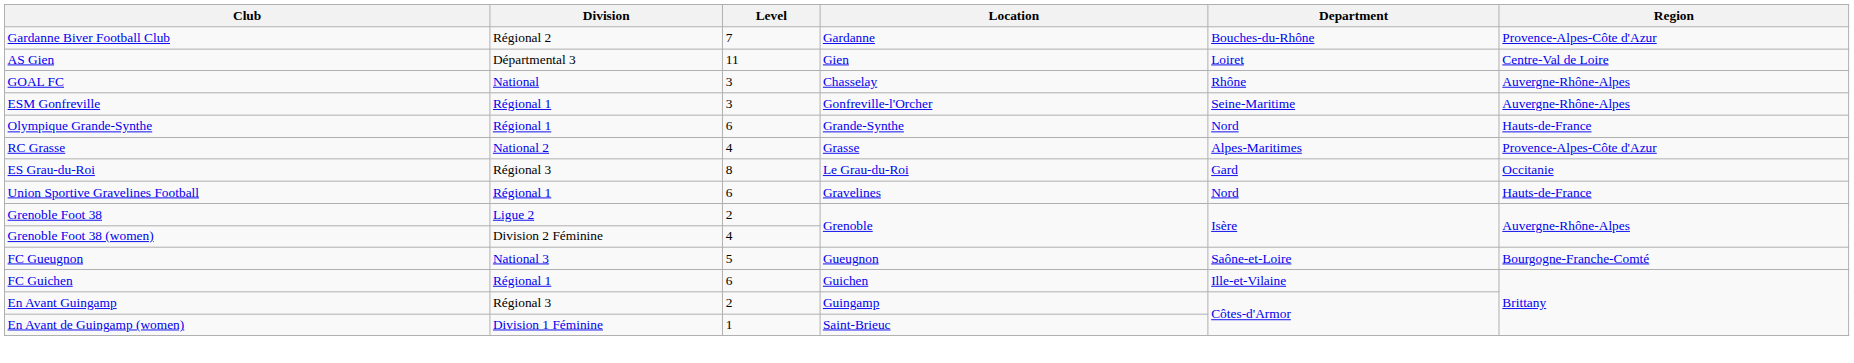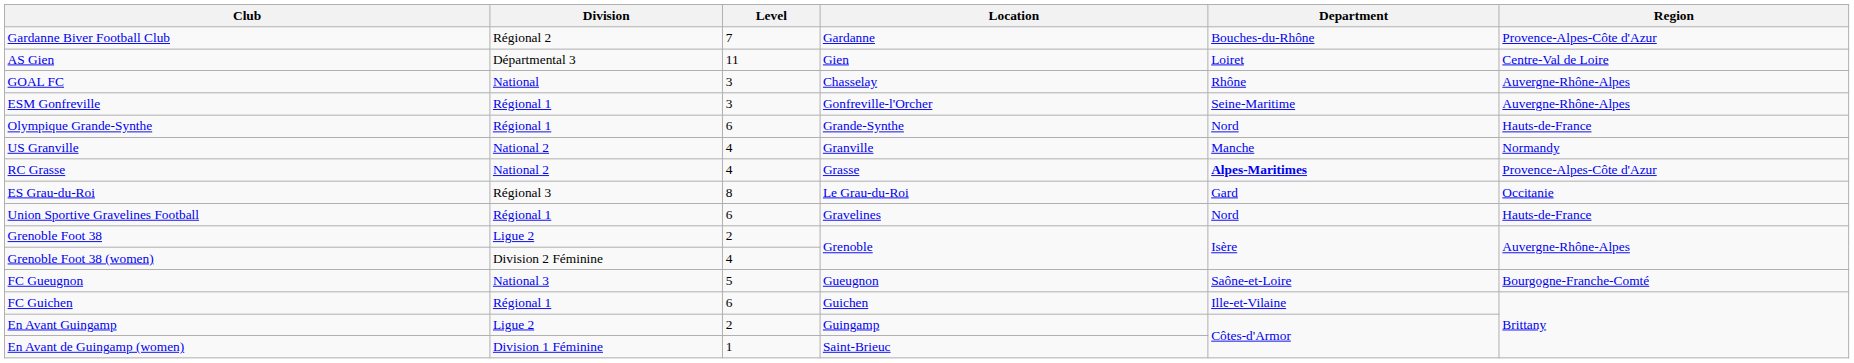+ row: (43, 148)
(1257, 148) normal -> (1259, 170) bold
(522, 303) Régional 3 -> (514, 325) Ligue 2
